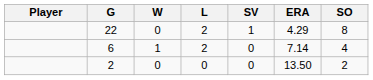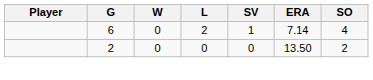- row: (111, 30)
(158, 48) 1 -> (158, 30) 0
(251, 48) 0 -> (251, 30) 1
